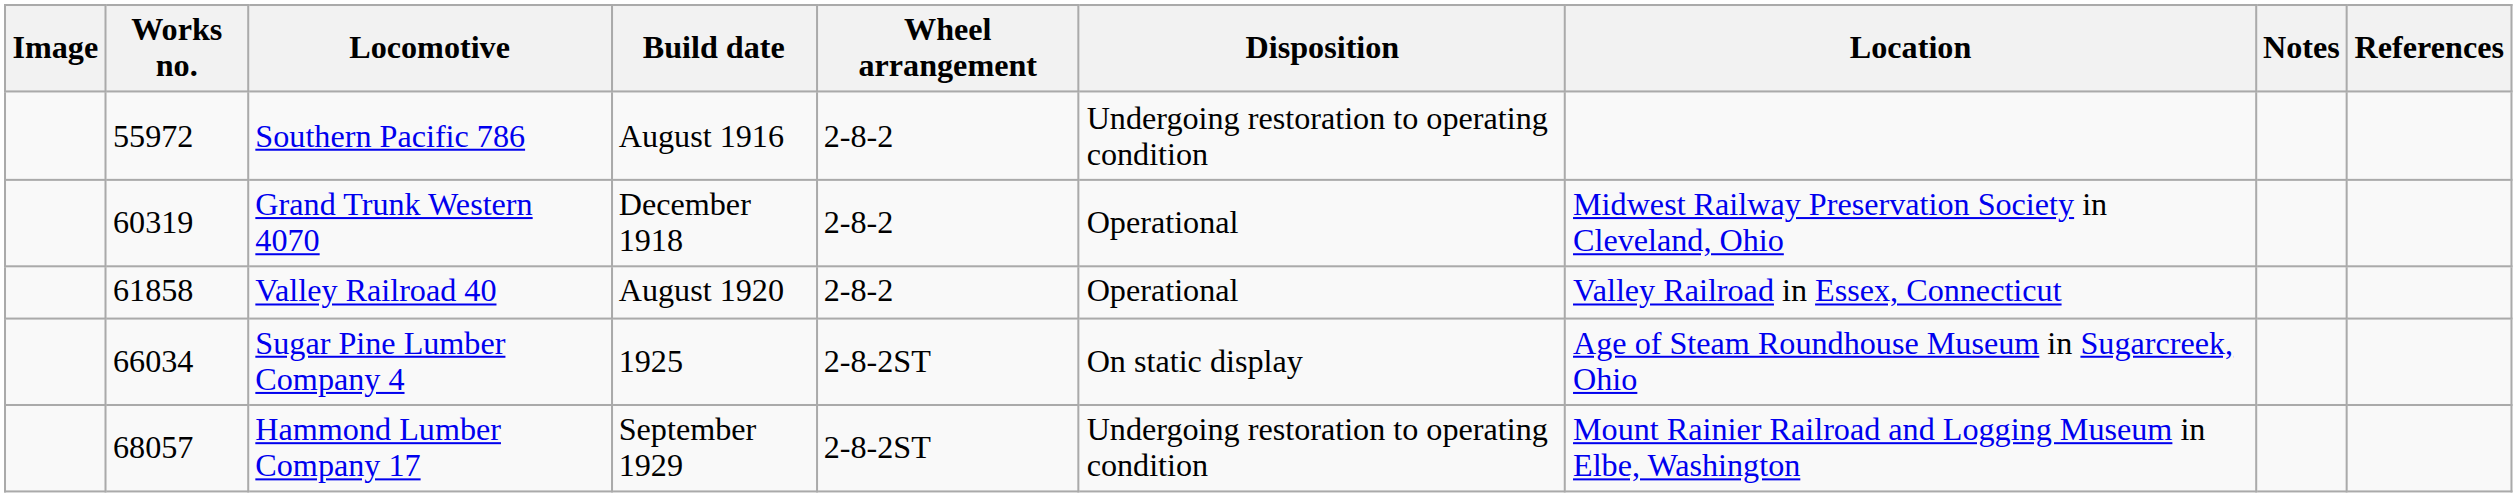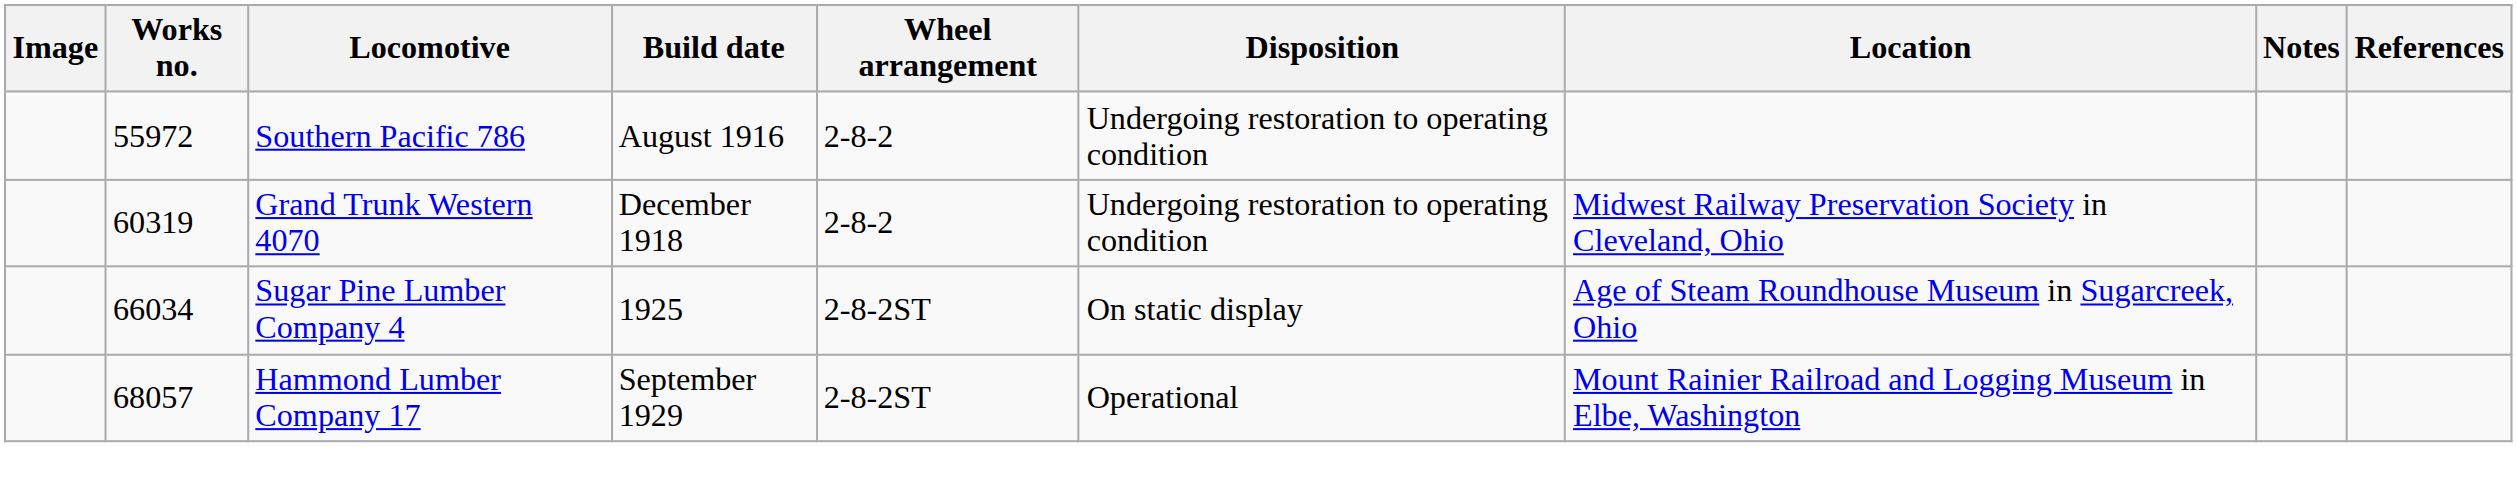(1163, 222) Operational -> (1317, 222) Undergoing restoration to operating condition
- row: (376, 291)
(1317, 447) Undergoing restoration to operating condition -> (1163, 396) Operational
